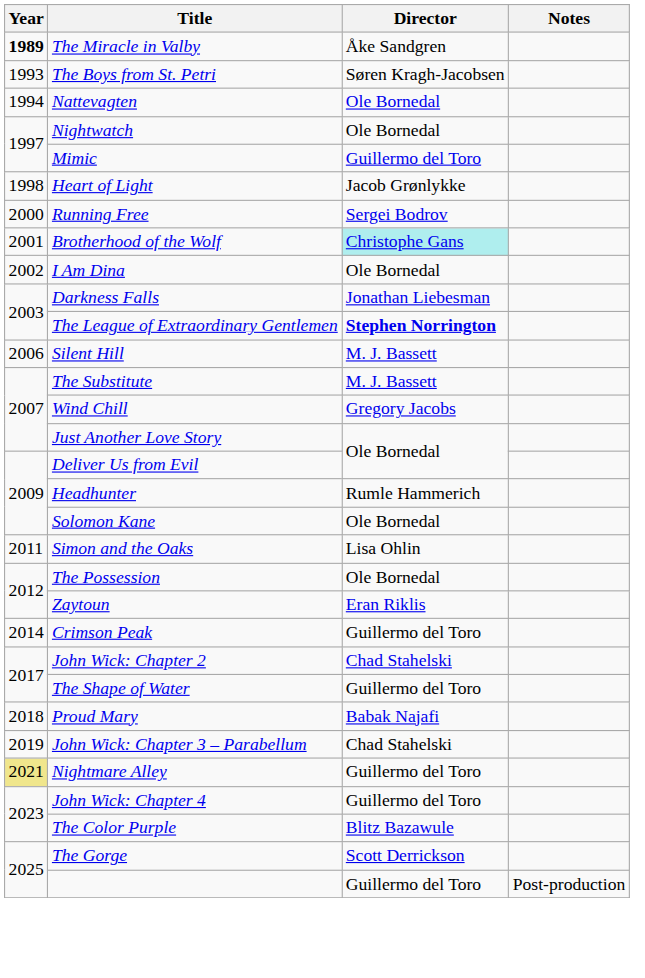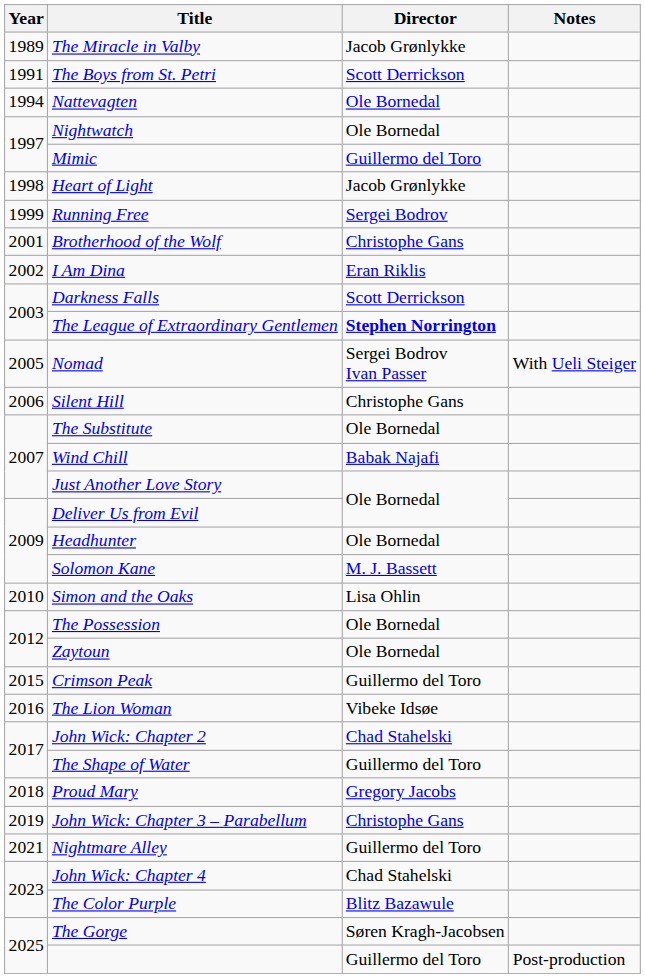(26, 46) bold -> (26, 46) normal
(396, 46) Åke Sandgren -> (406, 46) Jacob Grønlykke
(26, 74) 1993 -> (26, 74) 1991
(425, 74) Søren Kragh-Jacobsen -> (405, 74) Scott Derrickson
(26, 213) 2000 -> (26, 213) 1999
(405, 241) paleturquoise background -> (405, 241) no background
(393, 269) Ole Bornedal -> (386, 269) Eran Riklis
(418, 297) Jonathan Liebesman -> (405, 297) Scott Derrickson
+ row: (77, 363)
(391, 353) M. J. Bassett -> (405, 401) Christophe Gans
(391, 381) M. J. Bassett -> (393, 429) Ole Bornedal
(401, 409) Gregory Jacobs -> (392, 456) Babak Najafi
(413, 492) Rumle Hammerich -> (393, 540) Ole Bornedal
(393, 520) Ole Bornedal -> (391, 568) M. J. Bassett
(26, 548) 2011 -> (26, 596) 2010
(386, 604) Eran Riklis -> (393, 652) Ole Bornedal
(26, 632) 2014 -> (26, 680) 2015
+ row: (112, 708)
(392, 716) Babak Najafi -> (401, 791) Gregory Jacobs
(399, 744) Chad Stahelski -> (405, 819) Christophe Gans
(26, 772) khaki background -> (26, 847) no background
(413, 800) Guillermo del Toro -> (399, 875) Chad Stahelski
(405, 855) Scott Derrickson -> (425, 931) Søren Kragh-Jacobsen
